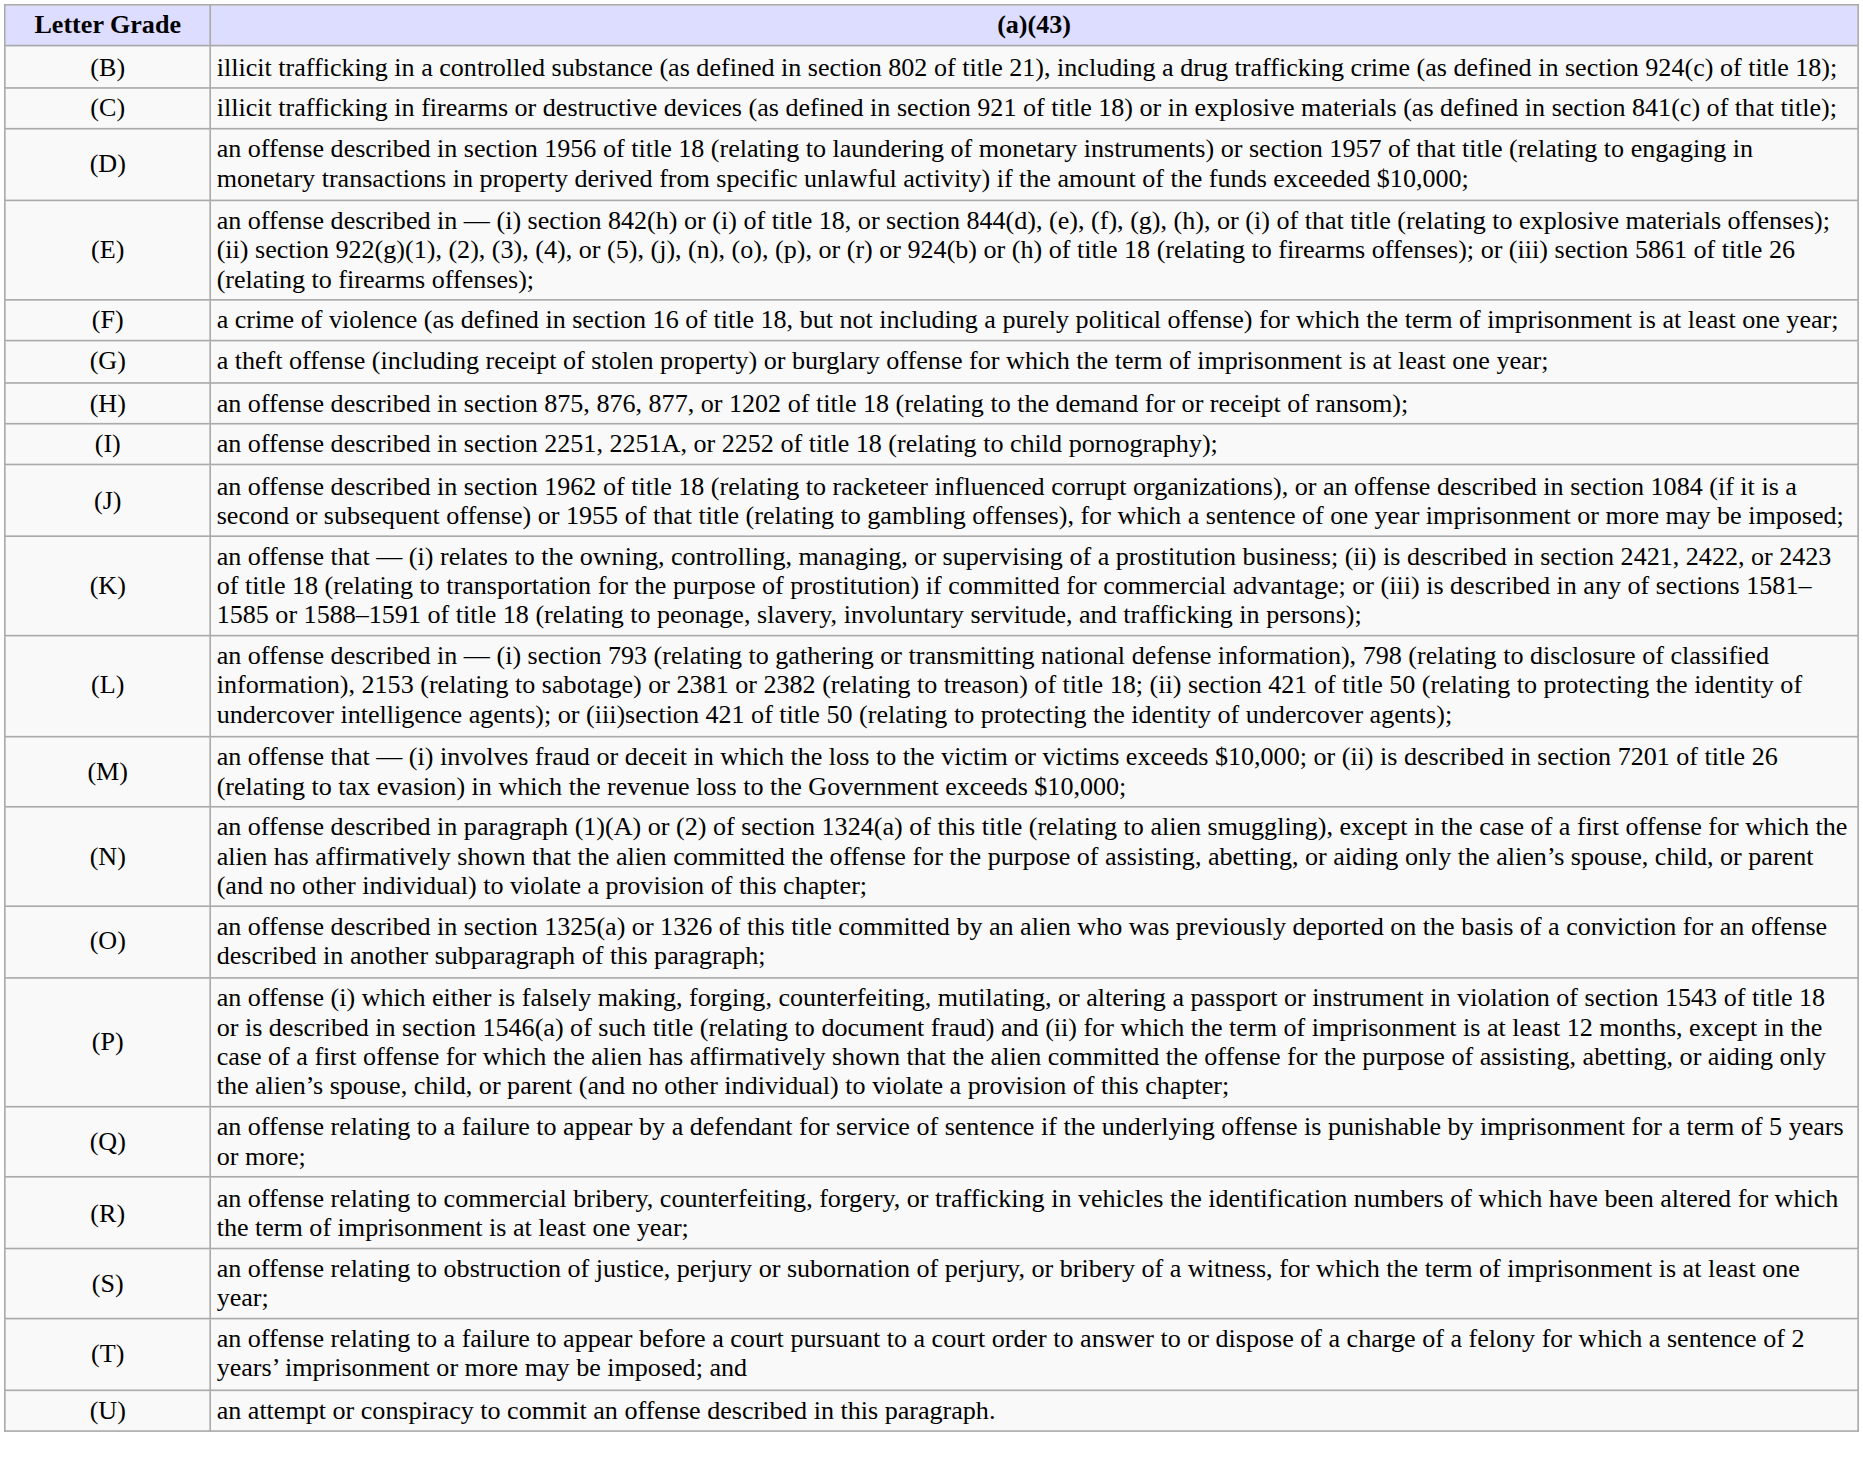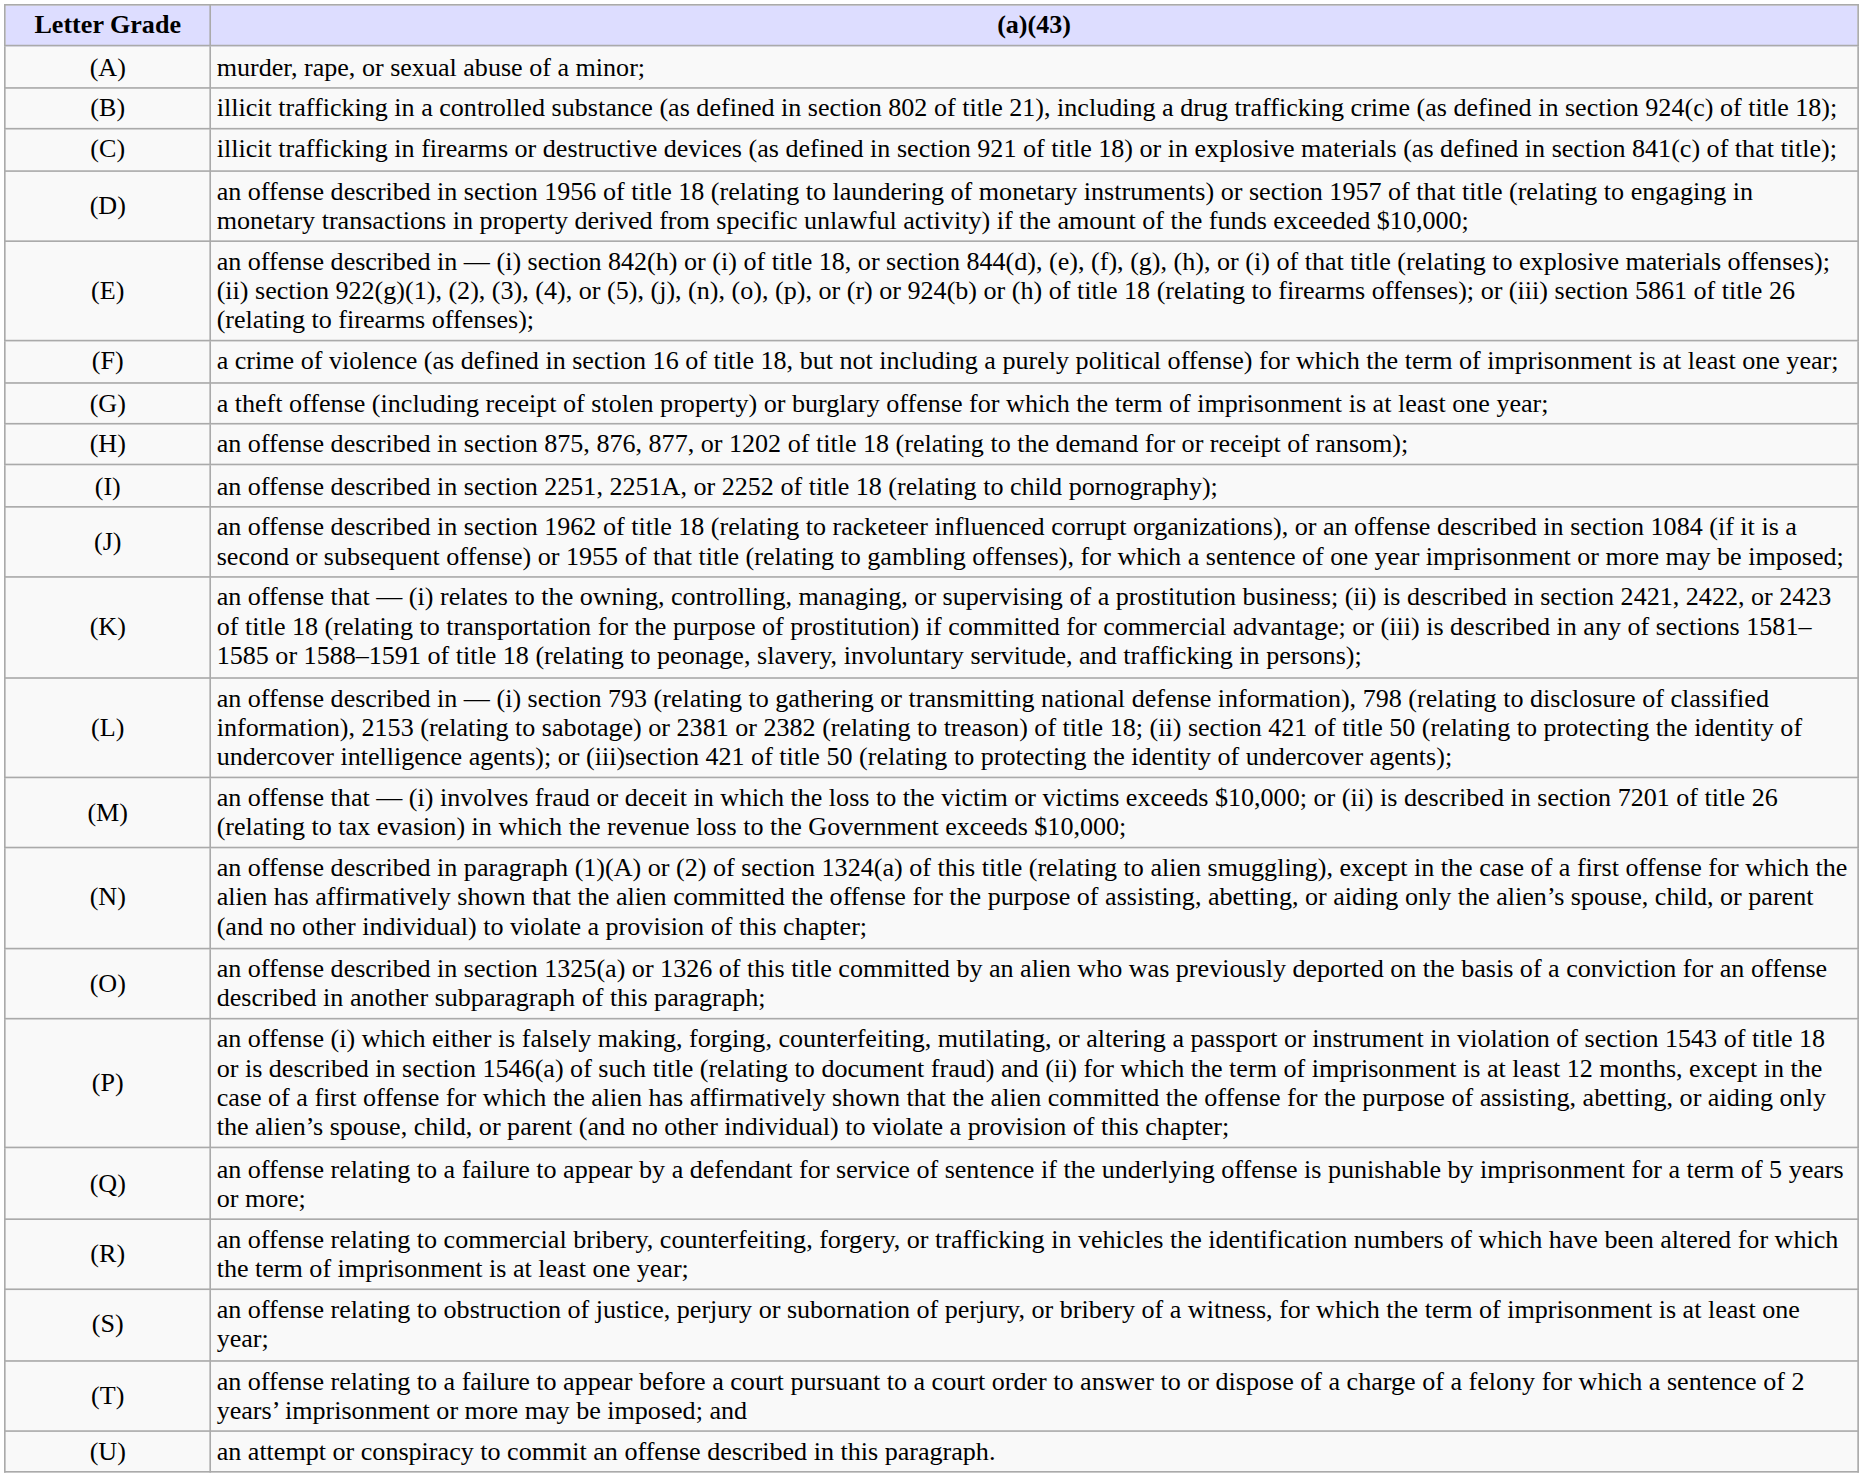+ row: (431, 66)
